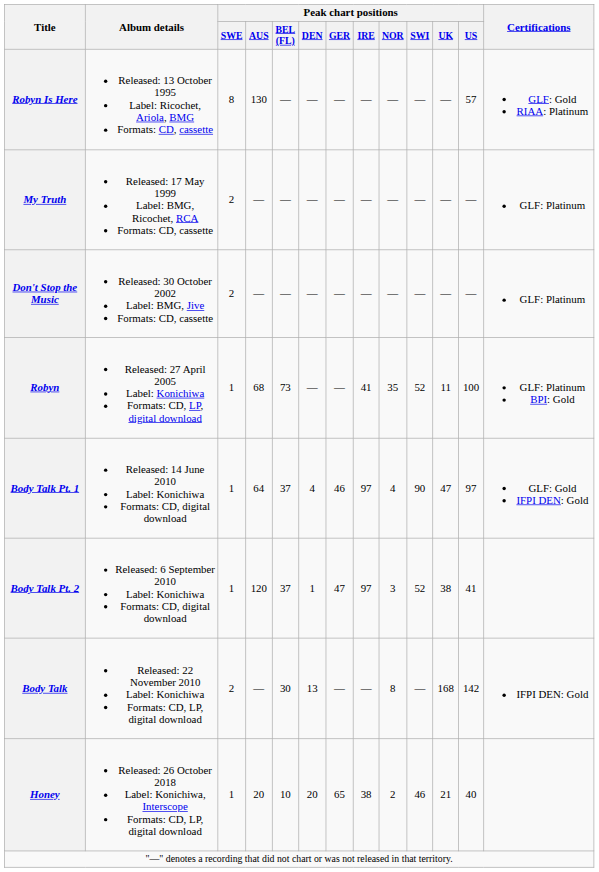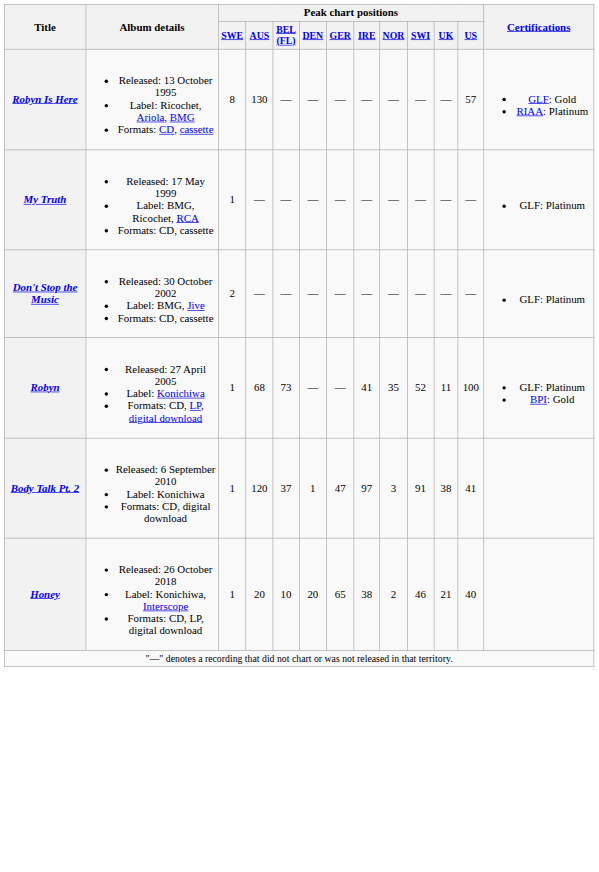(232, 199) 2 -> (232, 199) 1
- row: (45, 488)
(420, 588) 52 -> (421, 488) 91
- row: (45, 688)
